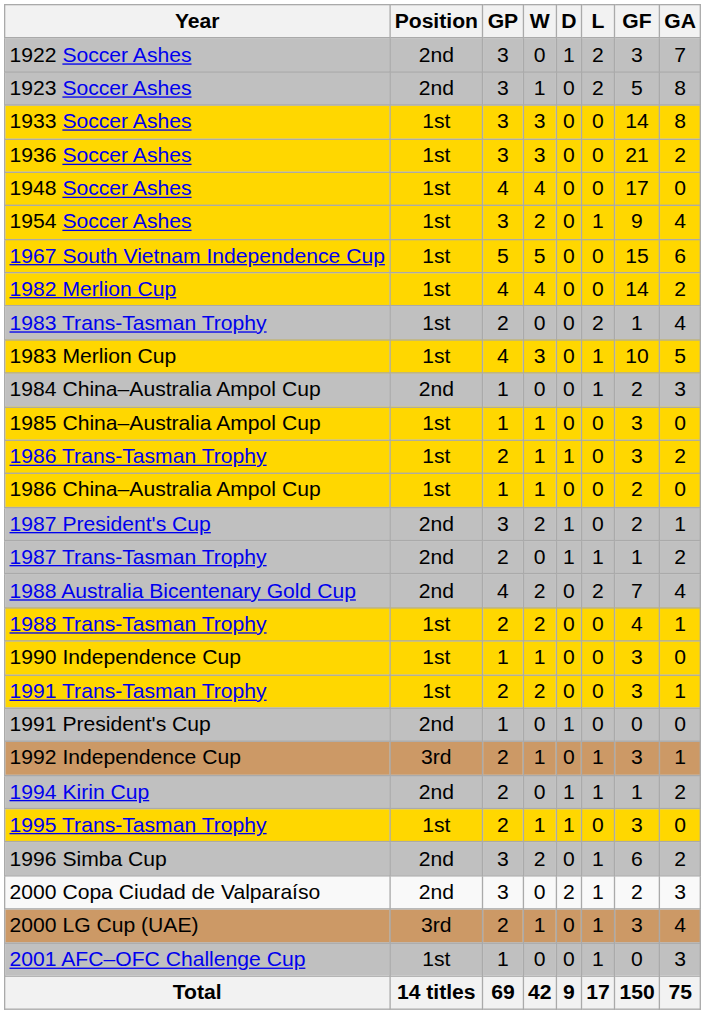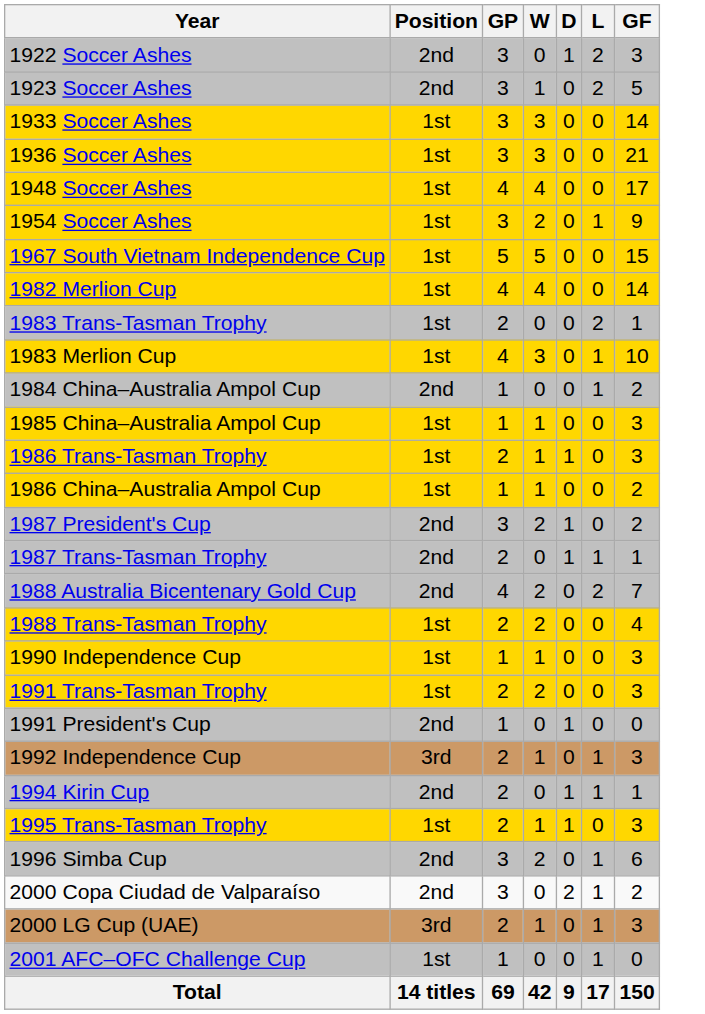- column: (680, 21)
